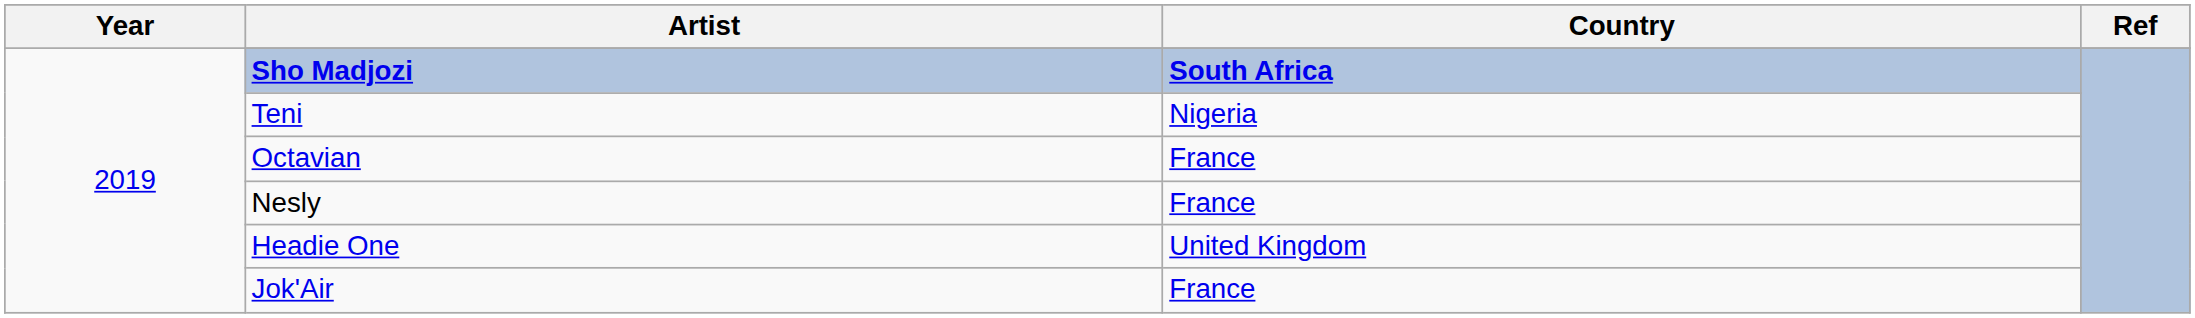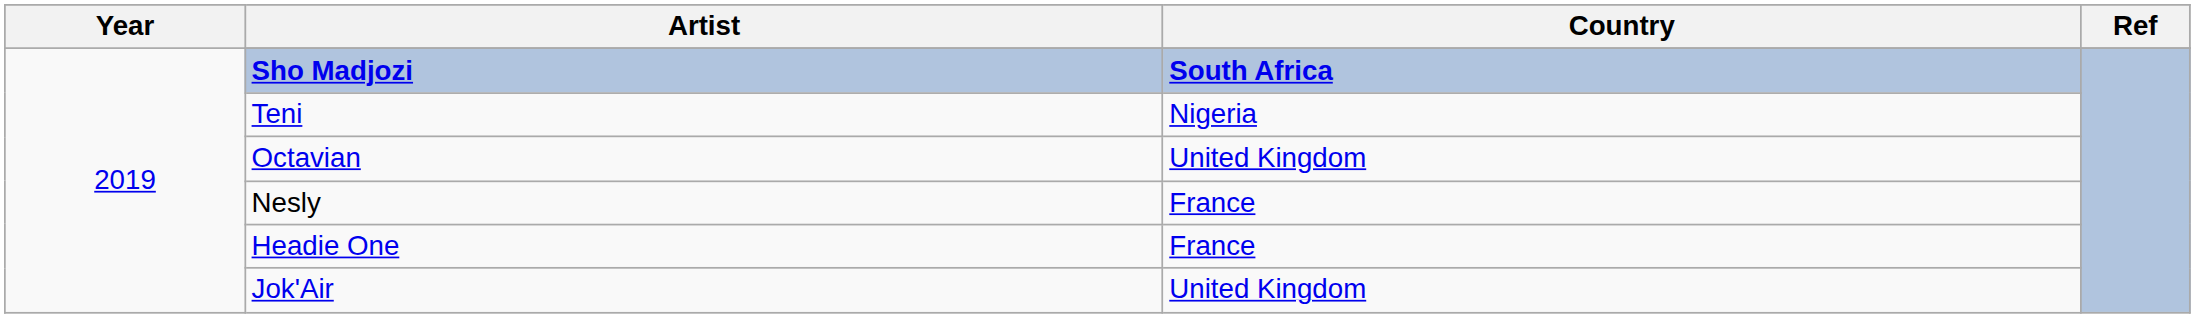(1212, 158) France -> (1268, 158) United Kingdom
(1268, 245) United Kingdom -> (1212, 245) France
(1212, 289) France -> (1268, 289) United Kingdom
